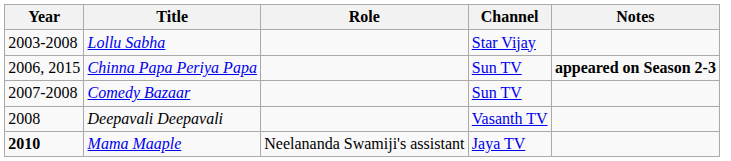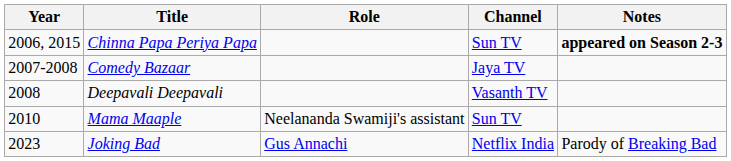- row: (126, 42)
(497, 93) Sun TV -> (499, 67) Jaya TV
(24, 144) bold -> (24, 118) normal
(499, 144) Jaya TV -> (497, 118) Sun TV
+ row: (124, 144)
